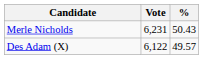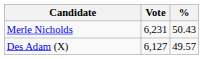(156, 46) 6,122 -> (156, 46) 6,127
